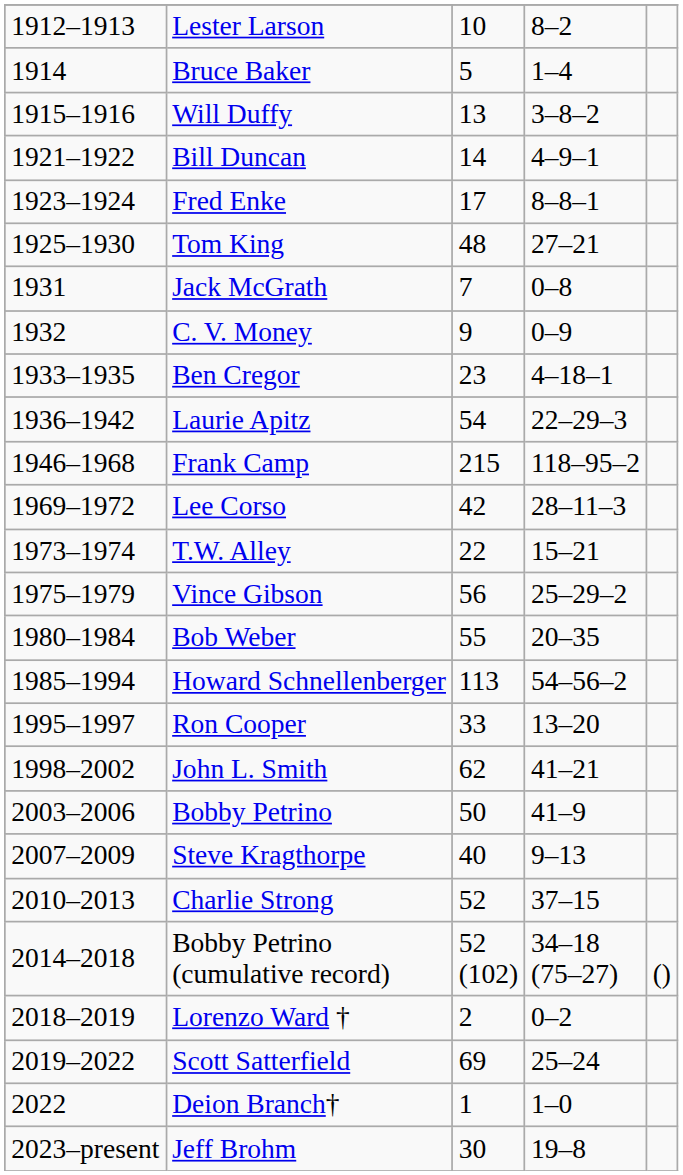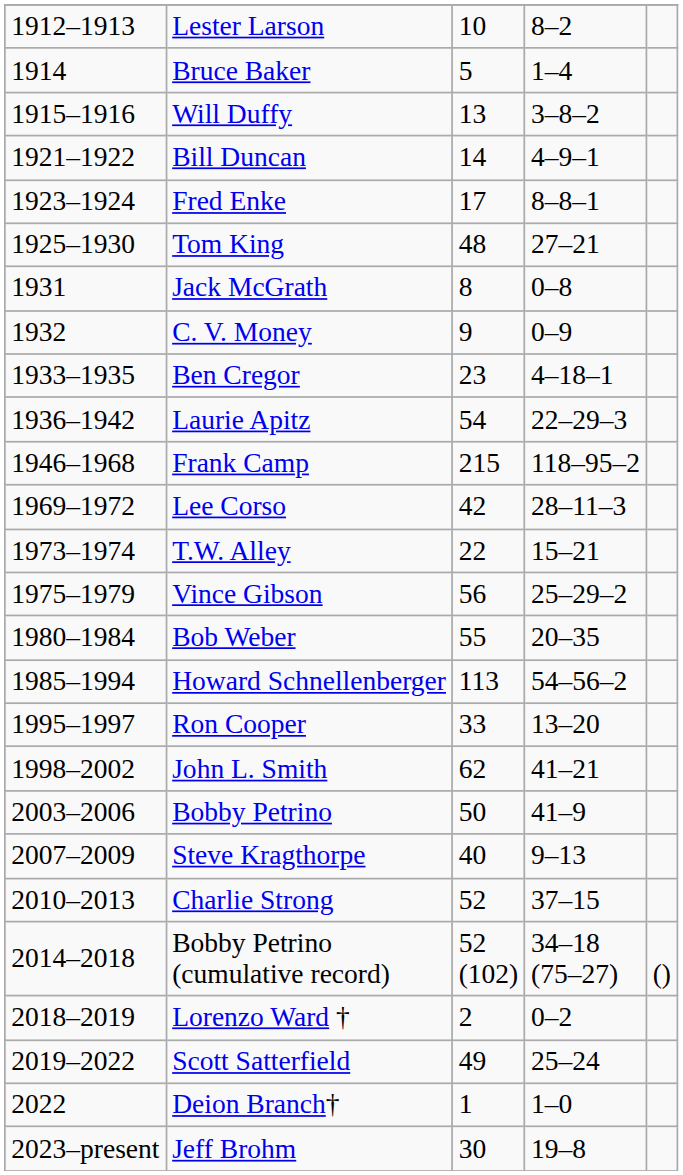(466, 288) 7 -> (466, 288) 8
(472, 1061) 69 -> (472, 1061) 49
